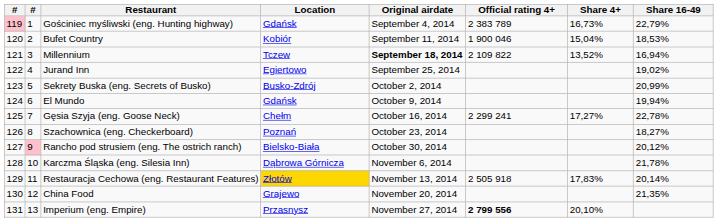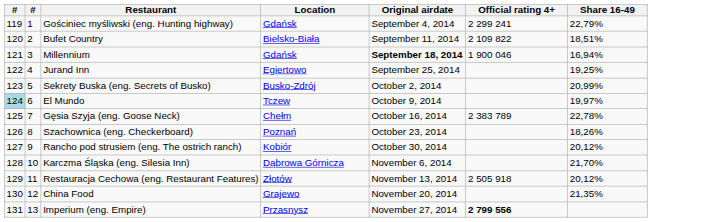- column: (600, 10)
(14, 23) pink background -> (14, 23) no background
(490, 23) 2 383 789 -> (490, 23) 2 299 241
(277, 39) Kobiór -> (291, 39) Bielsko-Biała
(490, 39) 1 900 046 -> (490, 39) 2 109 822
(652, 39) 18,53% -> (586, 39) 18,51%
(277, 54) Tczew -> (280, 54) Gdańsk
(490, 54) 2 109 822 -> (490, 54) 1 900 046
(652, 70) 19,02% -> (586, 70) 19,25%
(15, 101) no background -> (15, 101) lightblue background
(280, 101) Gdańsk -> (277, 101) Tczew
(652, 101) 19,94% -> (586, 101) 19,97%
(490, 116) 2 299 241 -> (490, 116) 2 383 789
(652, 132) 18,27% -> (586, 132) 18,26%
(30, 147) pink background -> (30, 147) no background
(291, 147) Bielsko-Biała -> (277, 147) Kobiór
(652, 163) 21,78% -> (586, 163) 21,70%
(277, 178) gold background -> (277, 178) no background
(652, 178) 20,14% -> (586, 178) 20,12%
